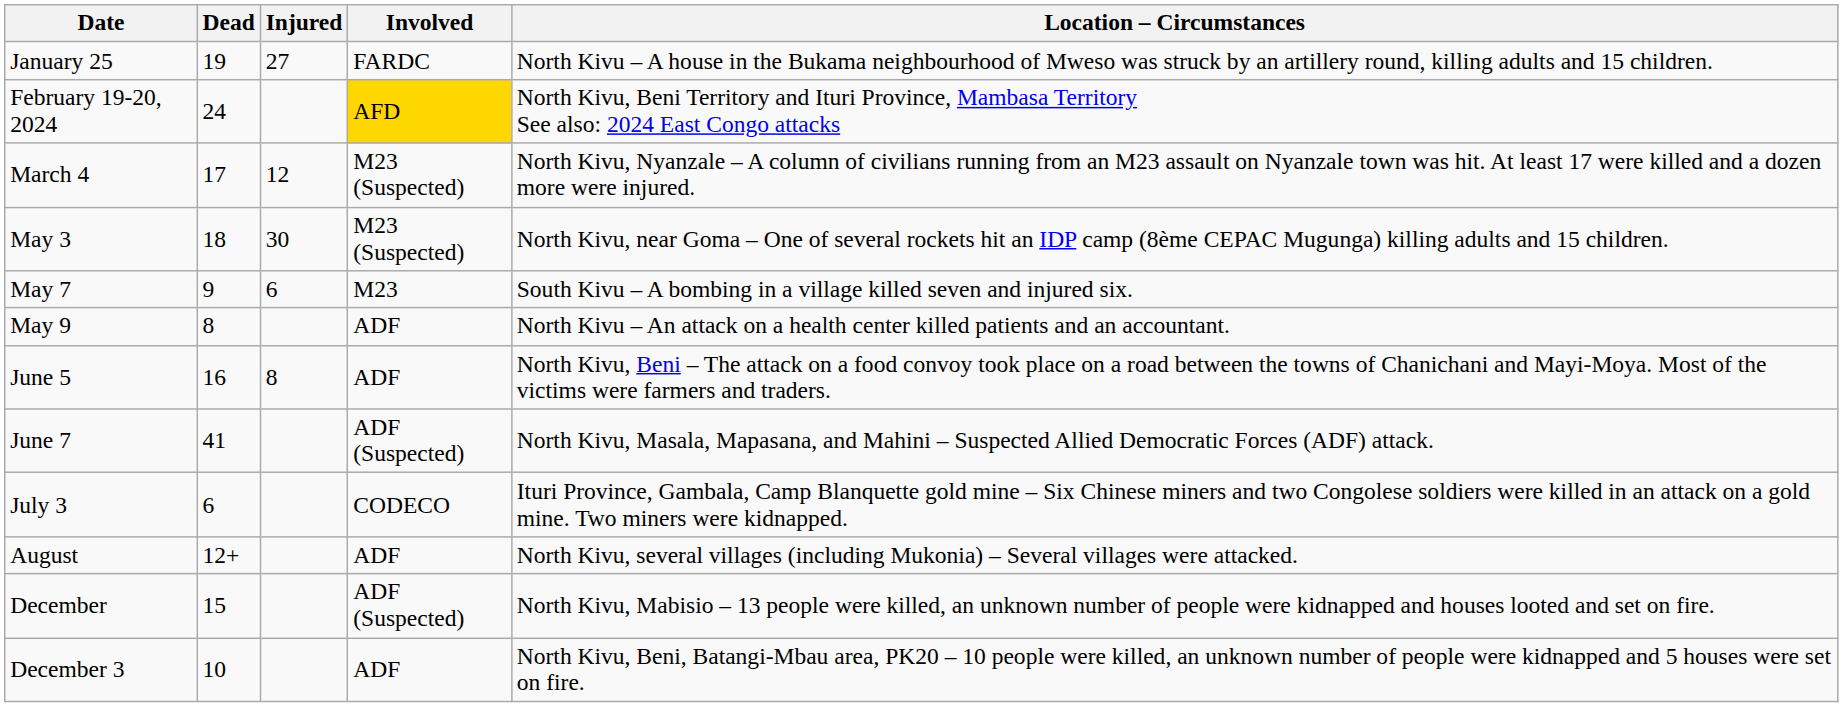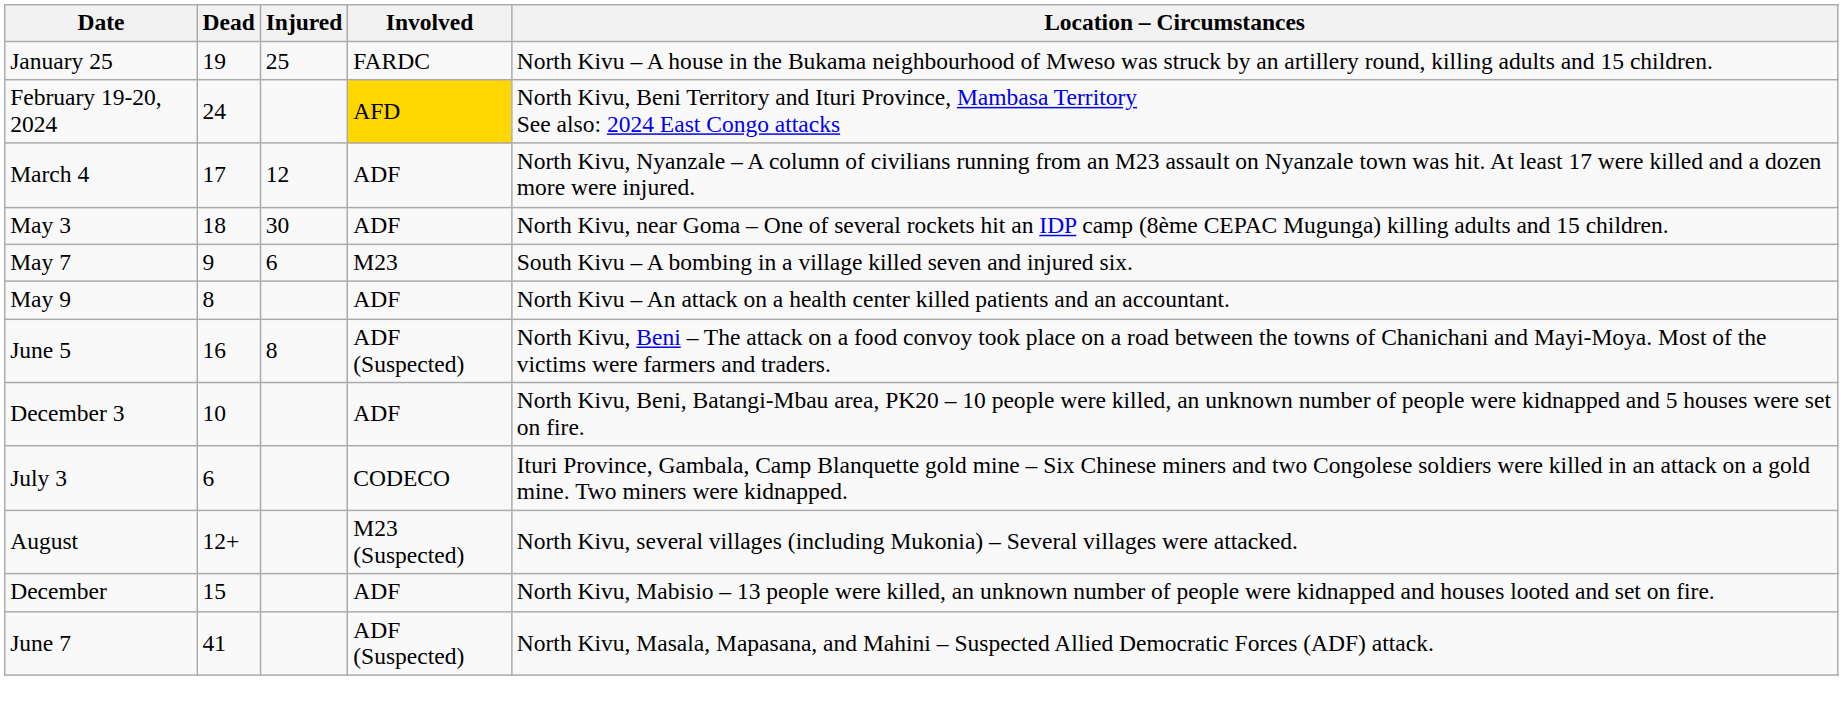(277, 60) 27 -> (277, 60) 25
(409, 174) M23 (Suspected) -> (377, 174) ADF
(409, 238) M23 (Suspected) -> (377, 225) ADF
(377, 376) ADF -> (409, 350) ADF (Suspected)
rows swapped: (41, 440) <-> (67, 669)
(377, 554) ADF -> (409, 541) M23 (Suspected)
(409, 605) ADF (Suspected) -> (377, 592) ADF
